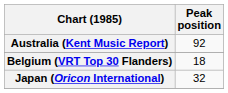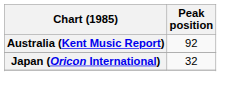- row: (90, 61)
